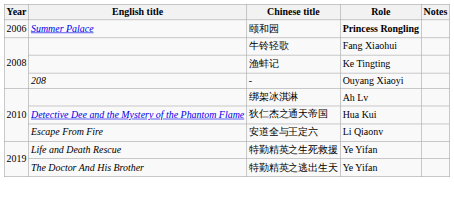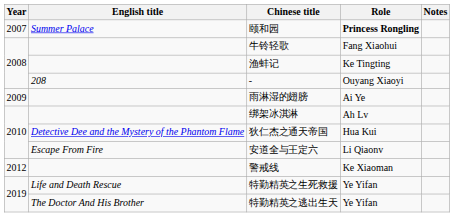(17, 29) 2006 -> (17, 29) 2007
+ row: (279, 97)
+ row: (264, 167)
